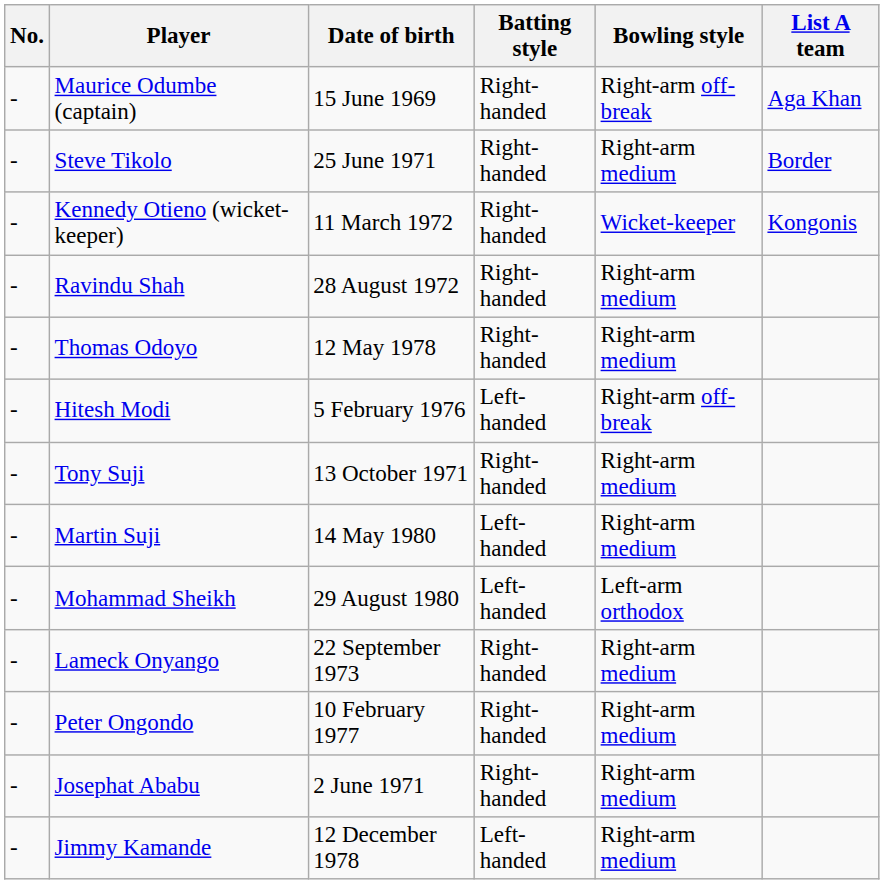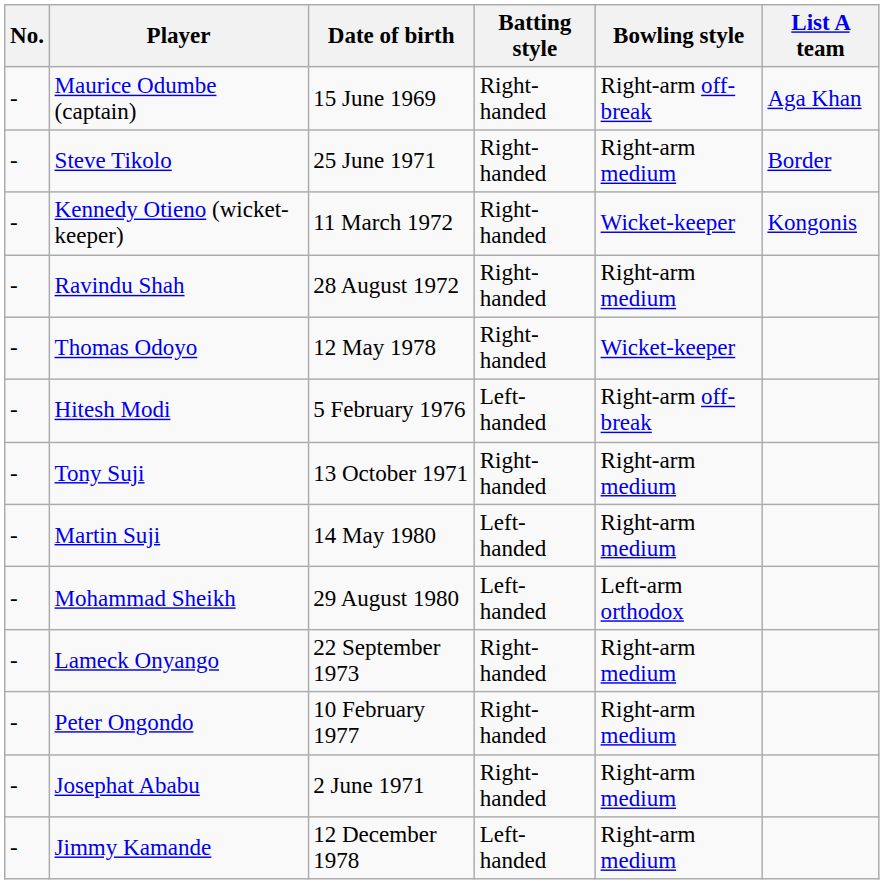(648, 348) Right-arm medium -> (668, 348) Wicket-keeper
